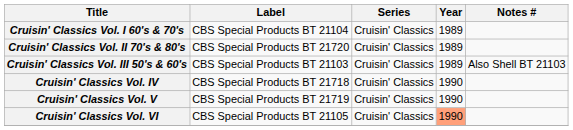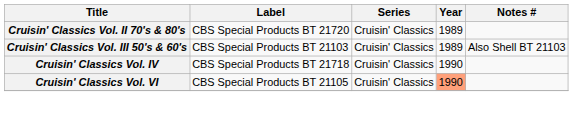- row: (97, 30)
- row: (97, 99)
